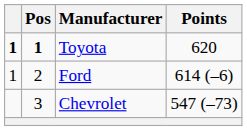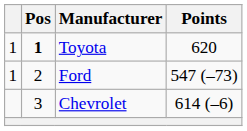(13, 47) bold -> (13, 47) normal
(204, 75) 614 (–6) -> (204, 75) 547 (–73)
(204, 103) 547 (–73) -> (204, 103) 614 (–6)
